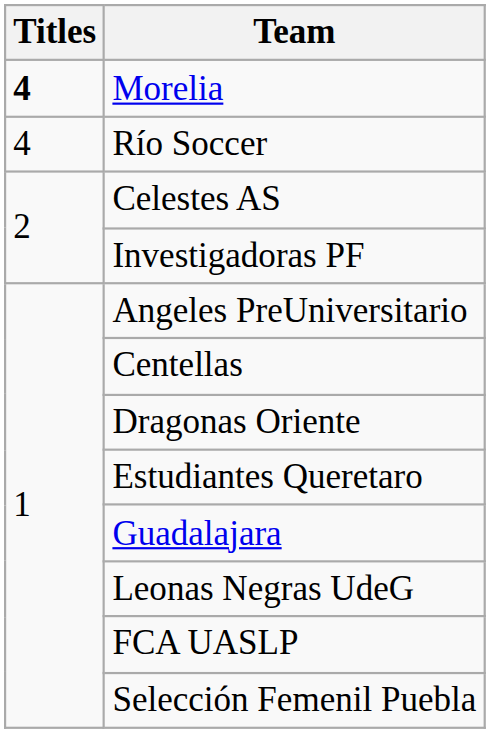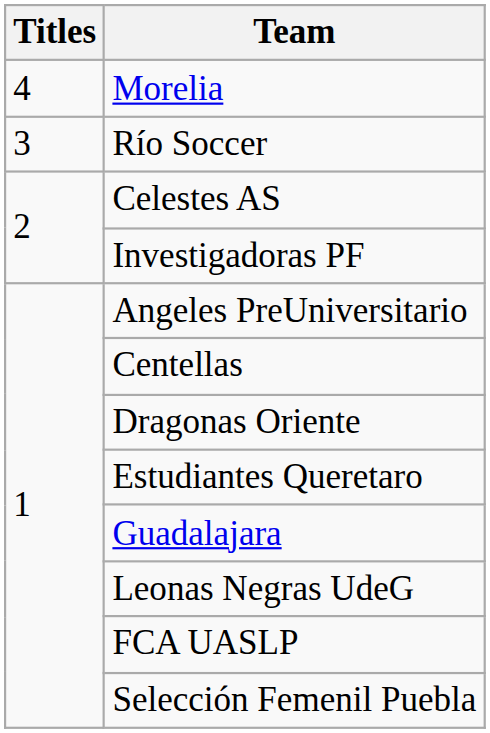(22, 87) bold -> (22, 87) normal
(22, 143) 4 -> (22, 143) 3
